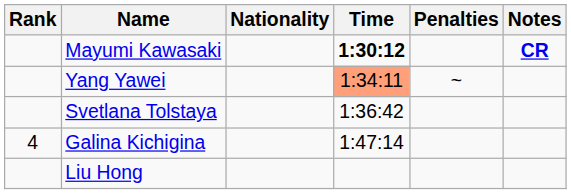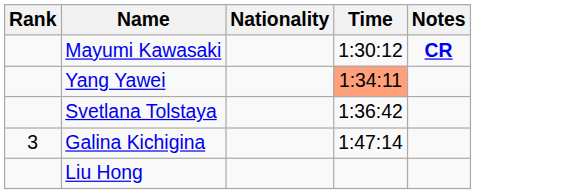- column: (456, 19)
(372, 50) bold -> (370, 50) normal
(33, 142) 4 -> (33, 142) 3
